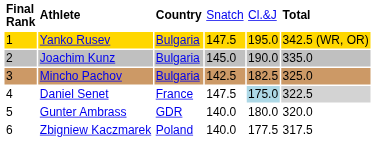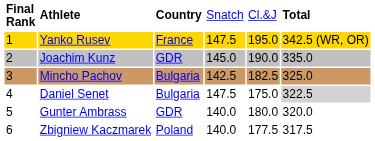(178, 40) Bulgaria -> (174, 40) France
(178, 58) Bulgaria -> (169, 58) GDR
(174, 94) France -> (178, 94) Bulgaria
(263, 94) lightblue background -> (263, 94) no background
